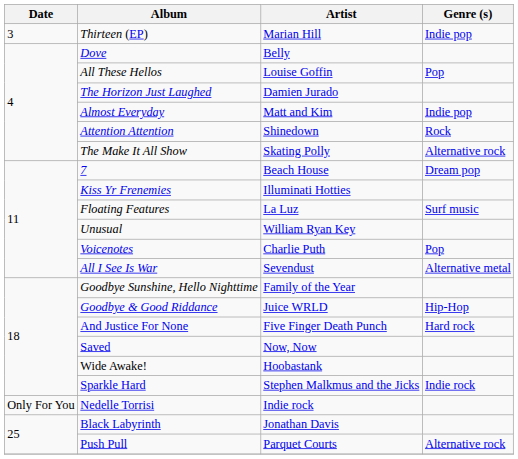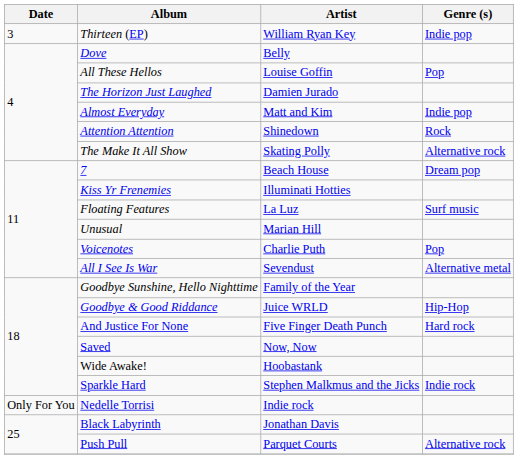(292, 33) Marian Hill -> (309, 33) William Ryan Key
(309, 229) William Ryan Key -> (292, 229) Marian Hill
